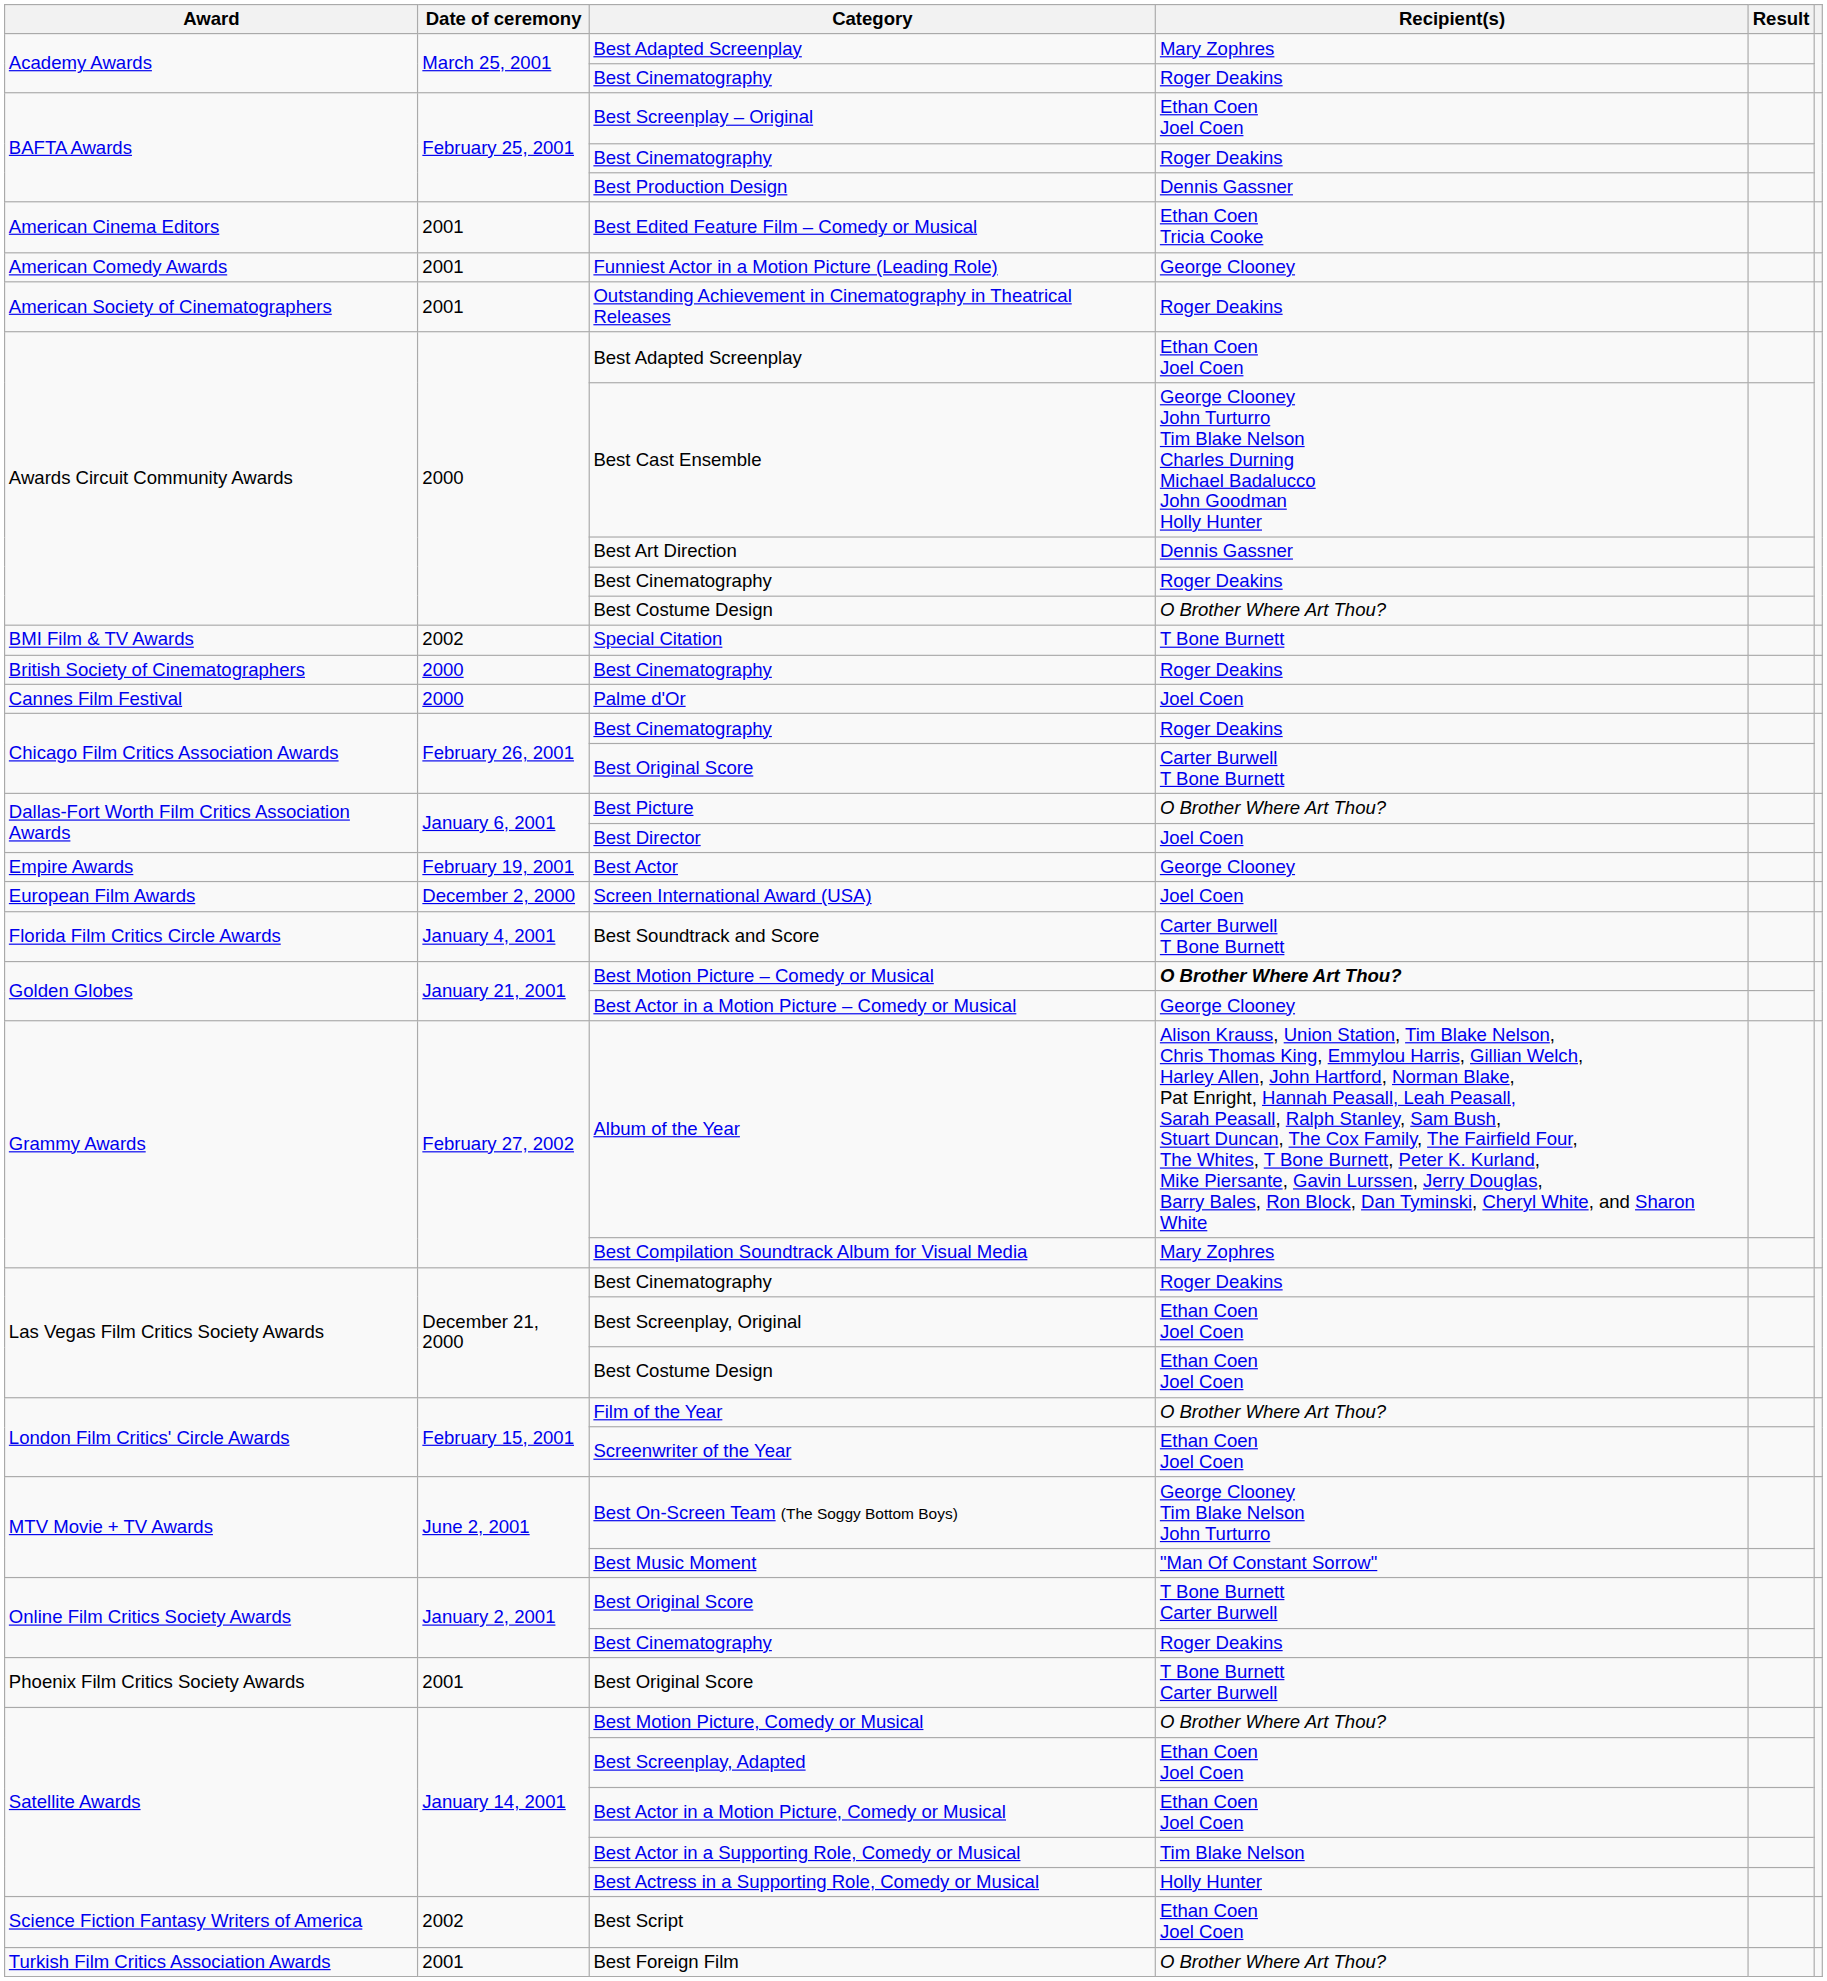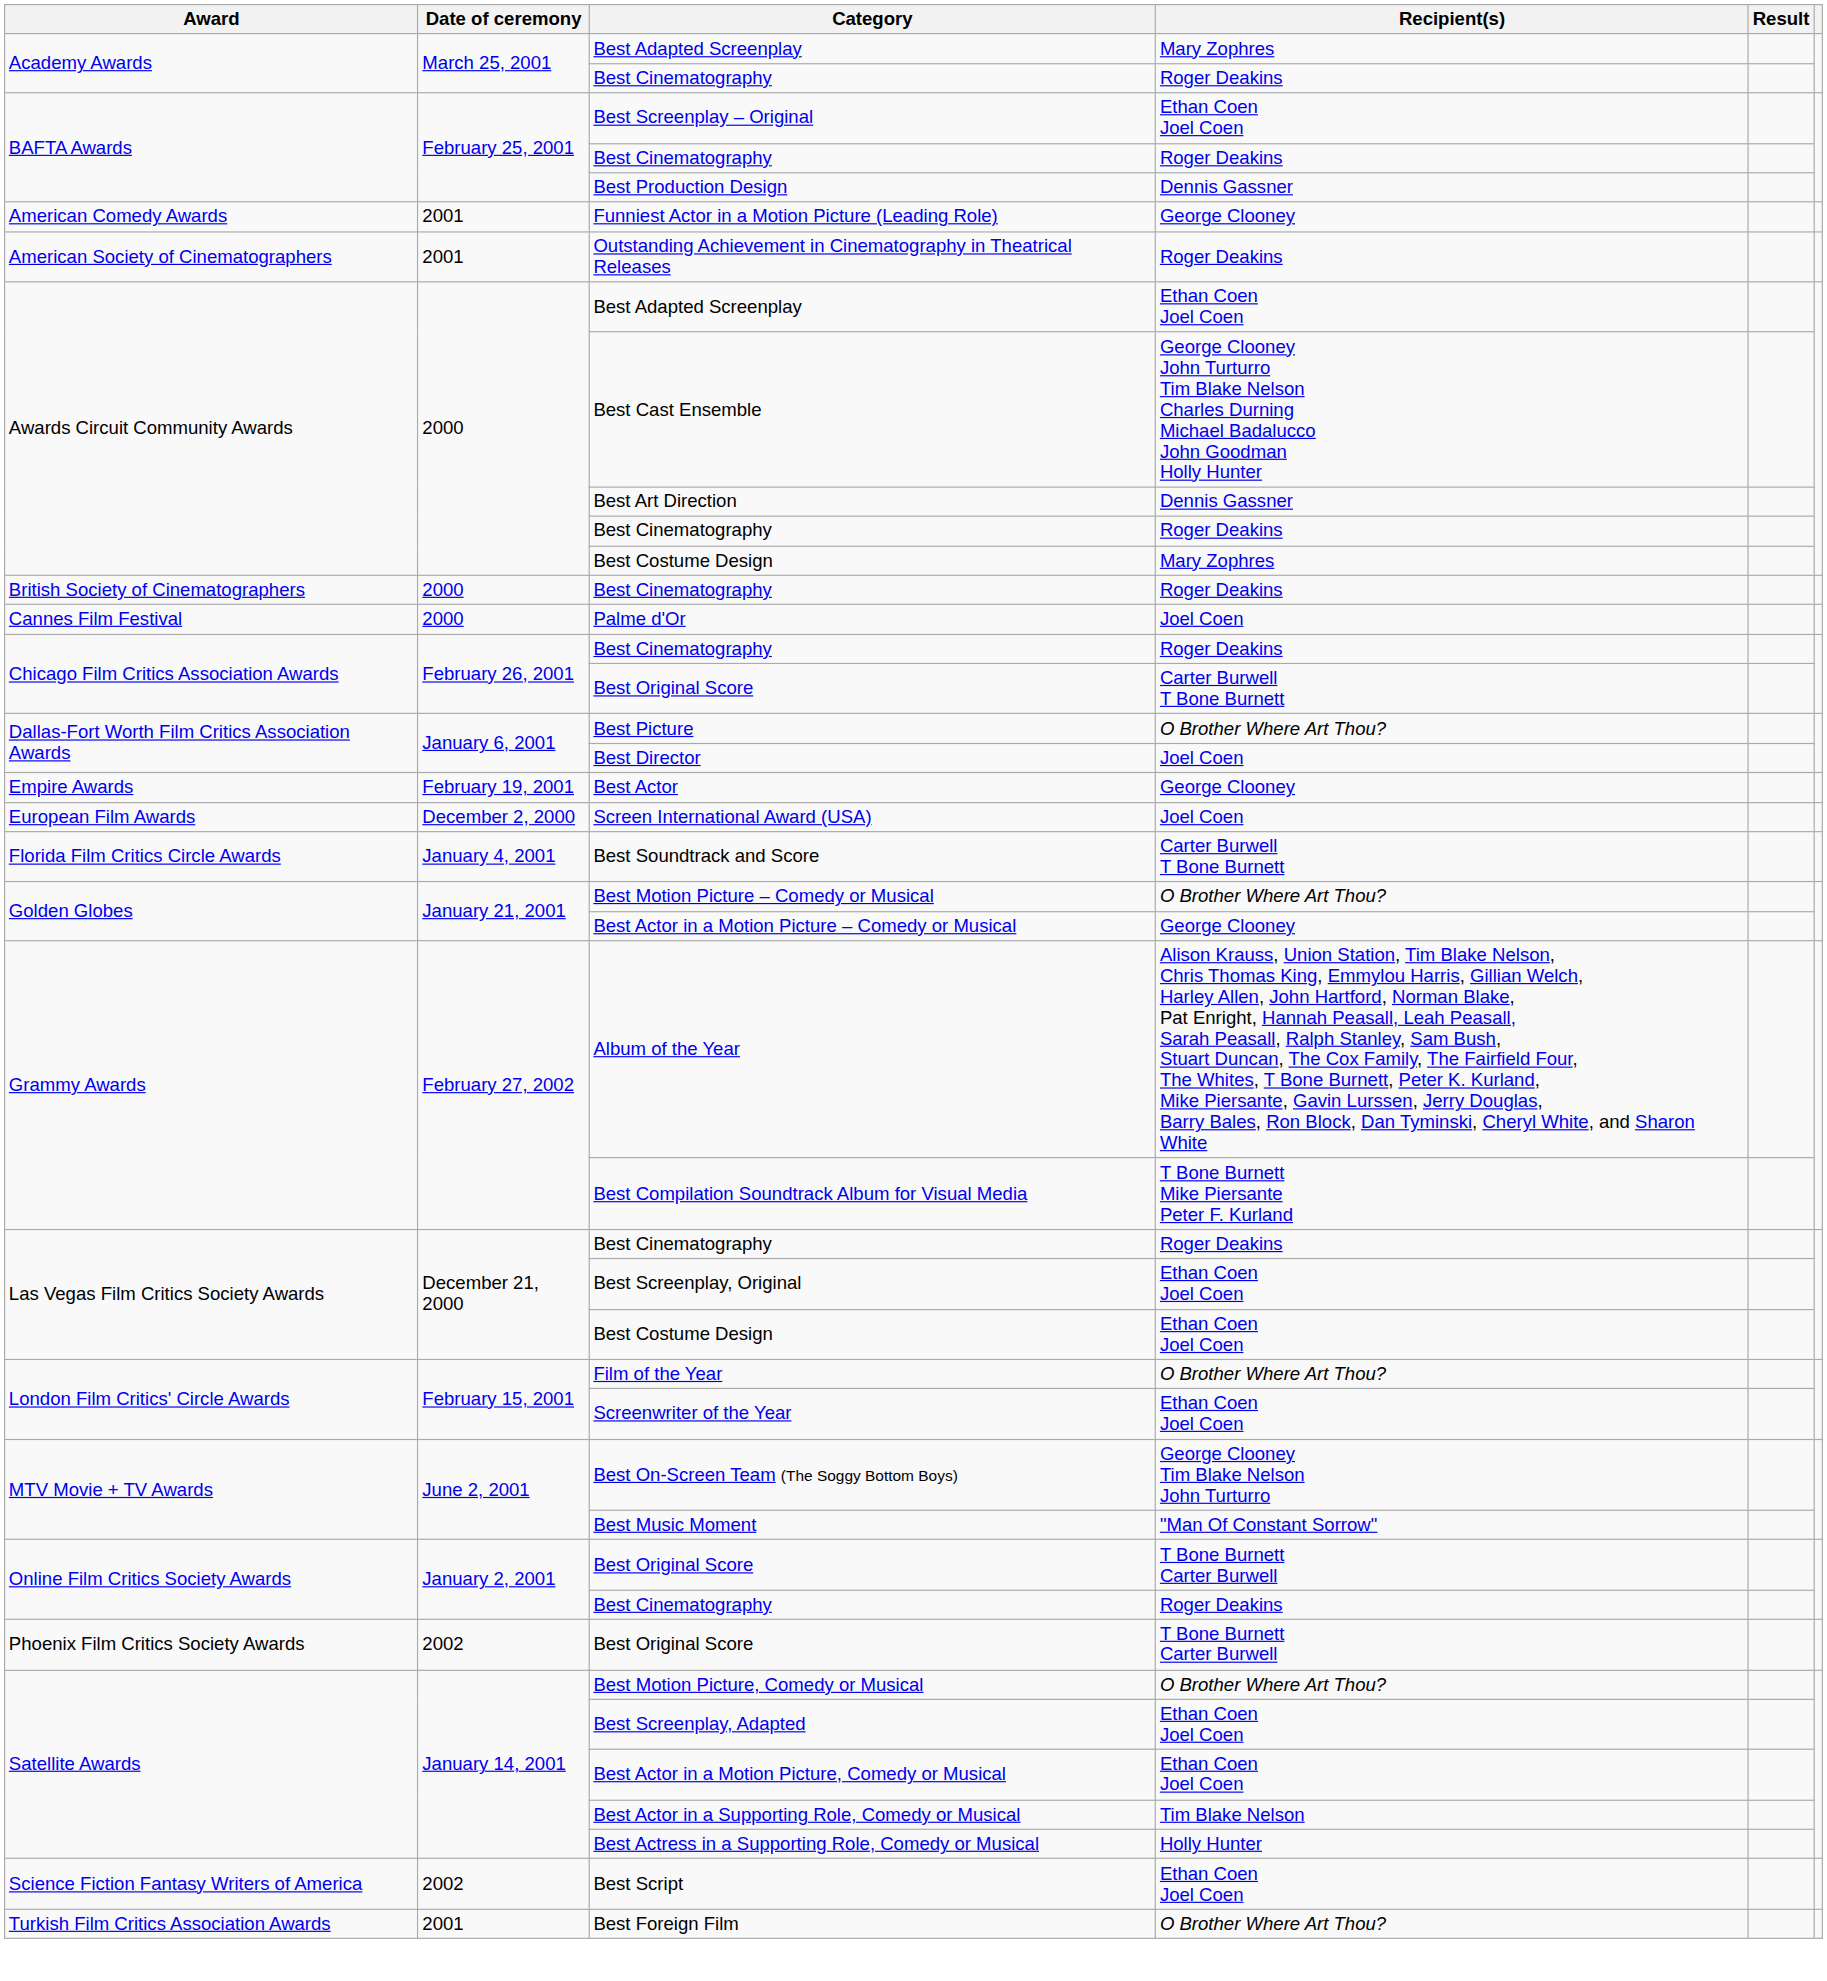- row: (114, 227)
(1273, 610) O Brother Where Art Thou? -> (1217, 560) Mary Zophres
- row: (101, 640)
(1281, 976) bold -> (1273, 896) normal
(1217, 1252) Mary Zophres -> (1226, 1193) T Bone Burnett Mike Piersante Peter F. Kurland
(443, 1682) 2001 -> (443, 1644) 2002
